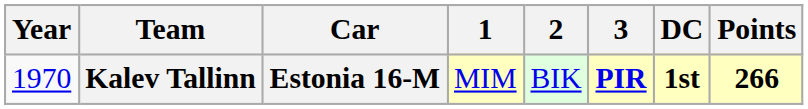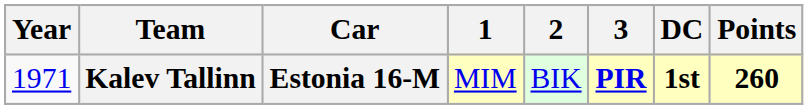(42, 78) 1970 -> (42, 78) 1971
(757, 78) 266 -> (757, 78) 260
